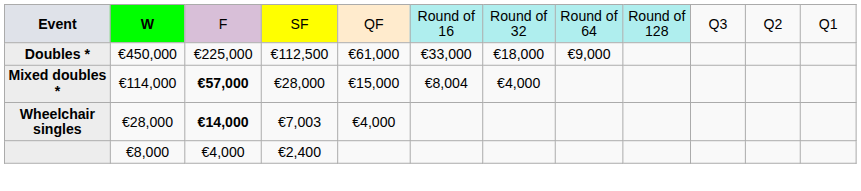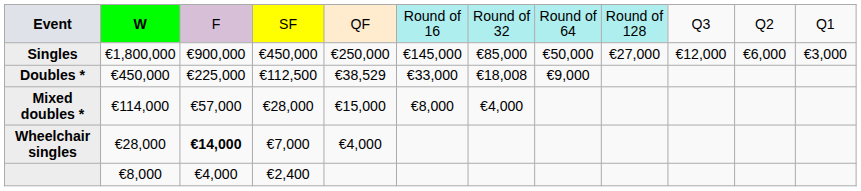+ row: (53, 54)
(374, 54) €61,000 -> (360, 76) €38,529
(519, 54) €18,000 -> (502, 76) €18,008
(223, 84) bold -> (216, 106) normal
(446, 84) €8,004 -> (432, 106) €8,000
(299, 122) €7,003 -> (288, 144) €7,000
